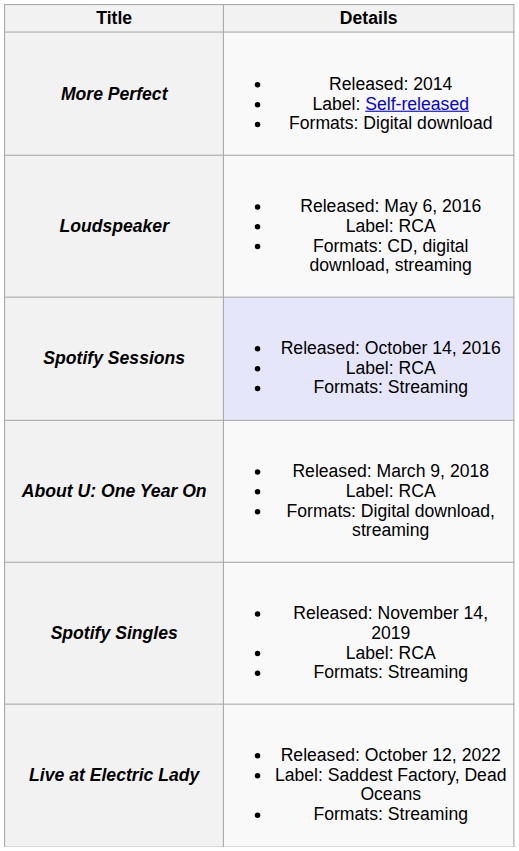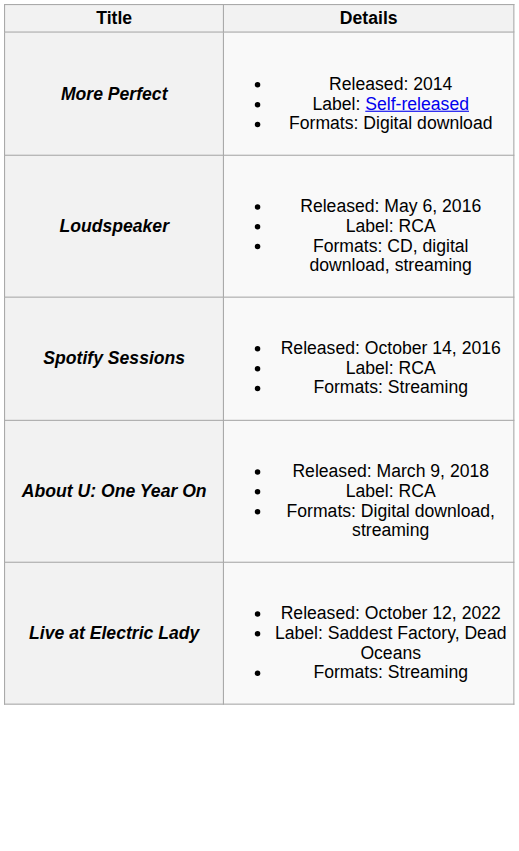(369, 368) lavender background -> (369, 368) no background
- row: (114, 633)
